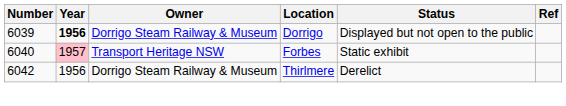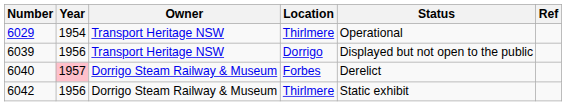+ row: (21, 33)
(72, 33) bold -> (72, 52) normal
(184, 33) Dorrigo Steam Railway & Museum -> (158, 52) Transport Heritage NSW
(158, 52) Transport Heritage NSW -> (184, 71) Dorrigo Steam Railway & Museum
(374, 52) Static exhibit -> (360, 71) Derelict
(360, 71) Derelict -> (374, 91) Static exhibit
